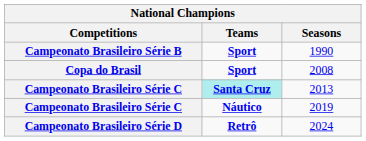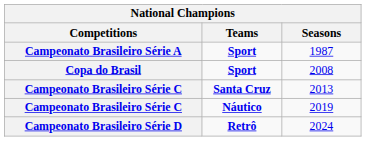+ row: (321, 51)
- row: (321, 51)
(242, 88) paleturquoise background -> (242, 88) no background
